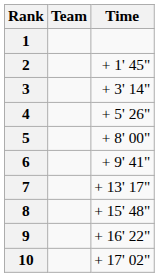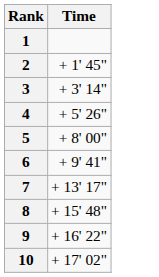- column: (69, 16)
